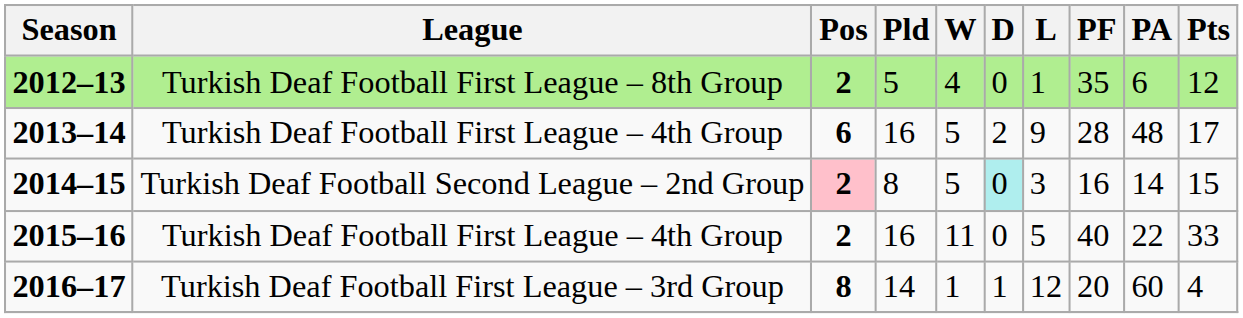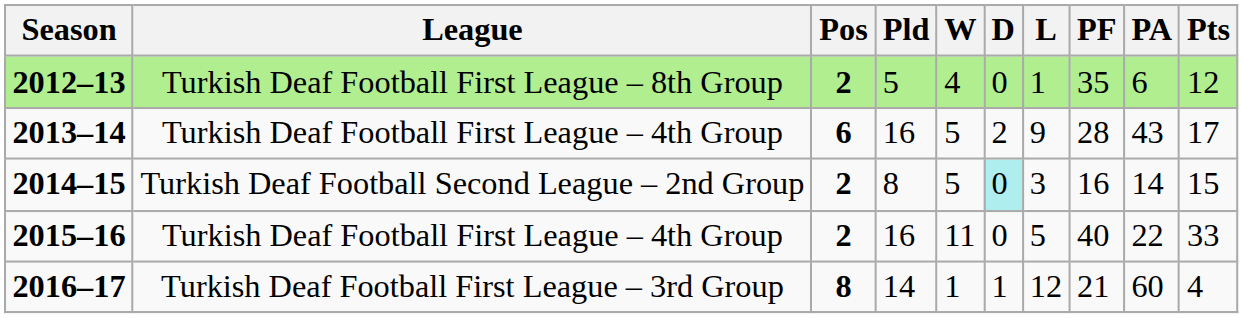(1148, 132) 48 -> (1148, 132) 43
(844, 183) pink background -> (844, 183) no background
(1093, 286) 20 -> (1093, 286) 21
